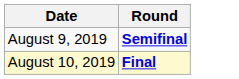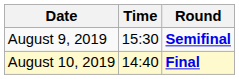+ column: (140, 16)
